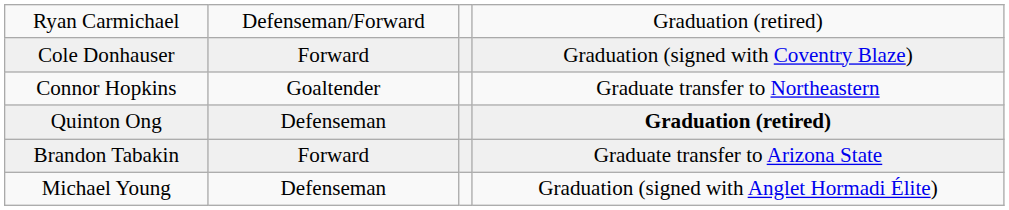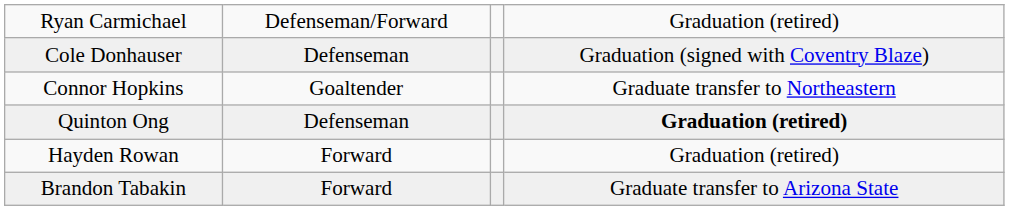(333, 54) Forward -> (356, 54) Defenseman
+ row: (113, 155)
- row: (106, 188)
